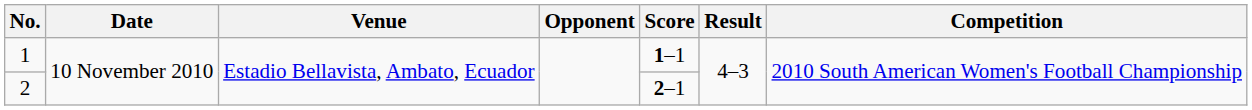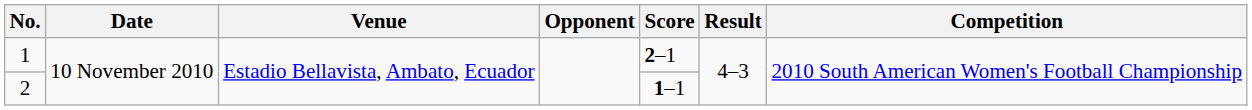(670, 54) 1–1 -> (660, 54) 2–1
(670, 88) 2–1 -> (670, 88) 1–1
